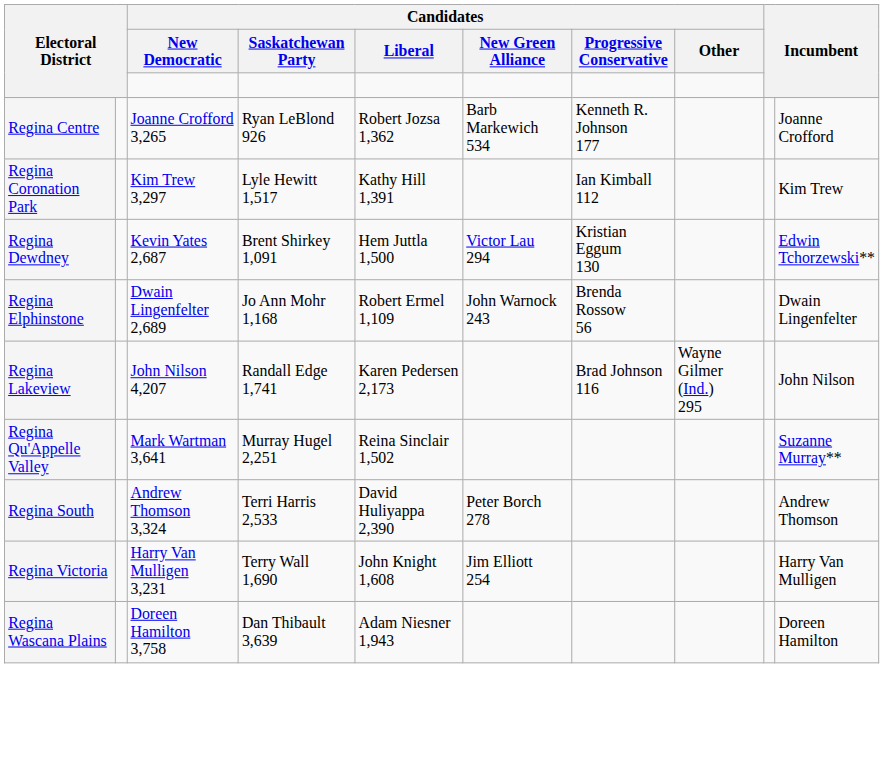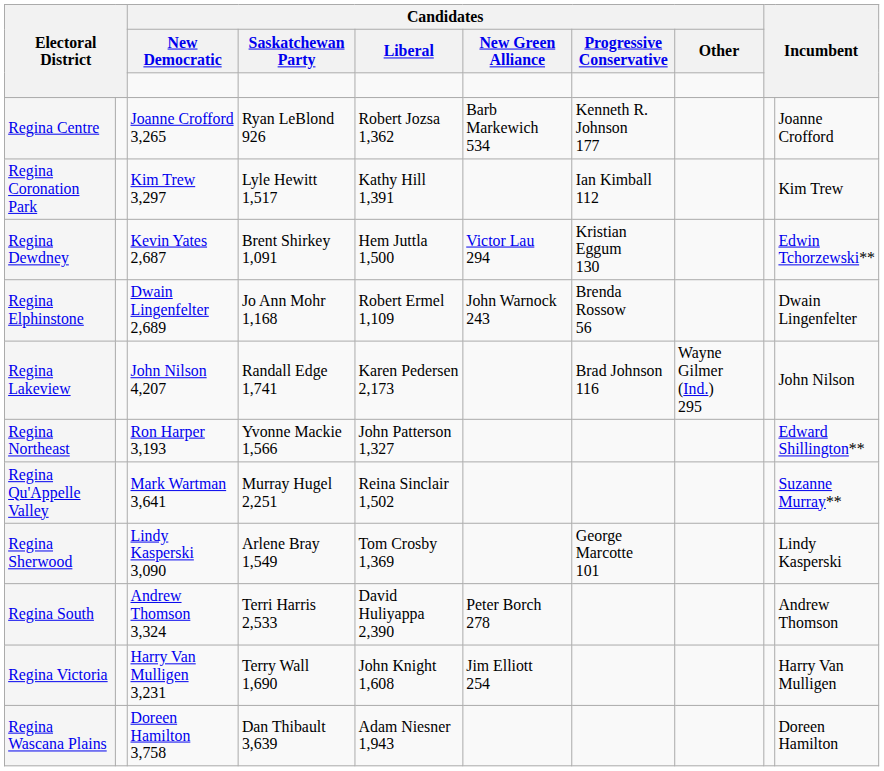+ row: (39, 440)
+ row: (40, 553)
